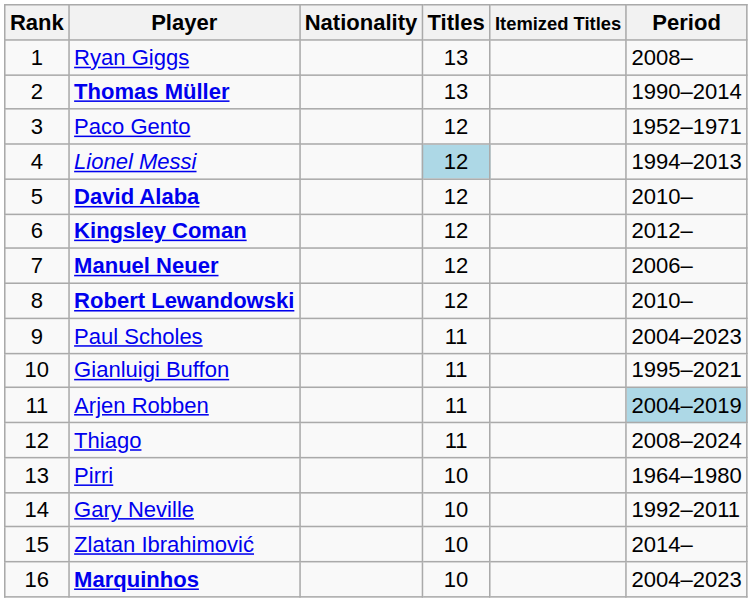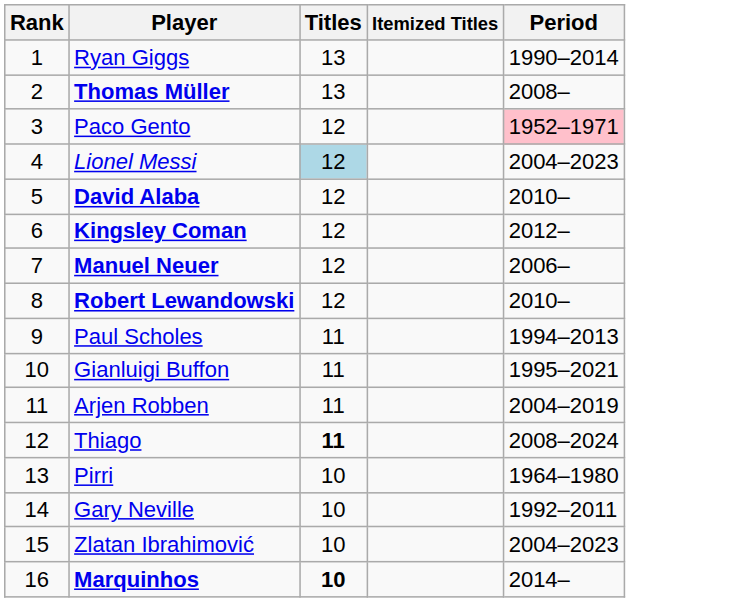- column: (361, 23)
(662, 57) 2008– -> (564, 57) 1990–2014
(687, 92) 1990–2014 -> (539, 92) 2008–
(687, 127) no background -> (564, 127) pink background
(687, 162) 1994–2013 -> (564, 162) 2004–2023
(687, 336) 2004–2023 -> (564, 336) 1994–2013
(687, 405) lightblue background -> (564, 405) no background
(456, 440) normal -> (333, 440) bold
(662, 545) 2014– -> (564, 545) 2004–2023
(456, 579) normal -> (333, 579) bold
(687, 579) 2004–2023 -> (539, 579) 2014–
